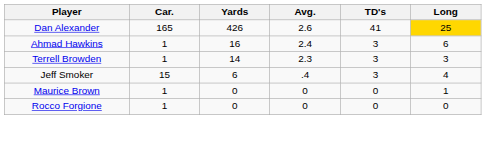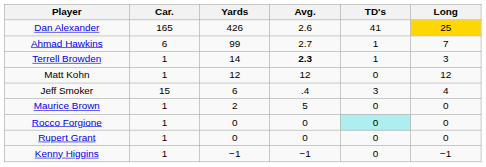(164, 43) 1 -> (164, 43) 6
(235, 43) 16 -> (235, 43) 99
(305, 43) 2.4 -> (305, 43) 2.7
(375, 43) 3 -> (375, 43) 1
(446, 43) 6 -> (446, 43) 7
(305, 59) normal -> (305, 59) bold
(375, 59) 3 -> (375, 59) 1
+ row: (67, 75)
(235, 91) 0 -> (235, 106) 2
(305, 91) 0 -> (305, 106) 5
(446, 91) 1 -> (446, 106) 0
(375, 106) no background -> (375, 122) paleturquoise background
+ row: (67, 138)
+ row: (67, 153)
